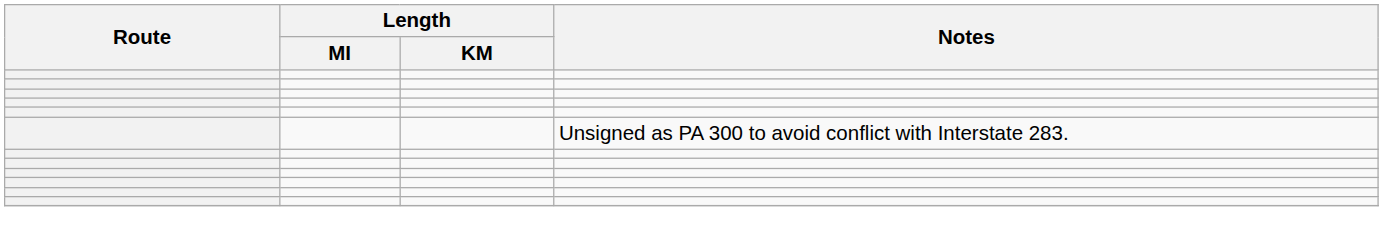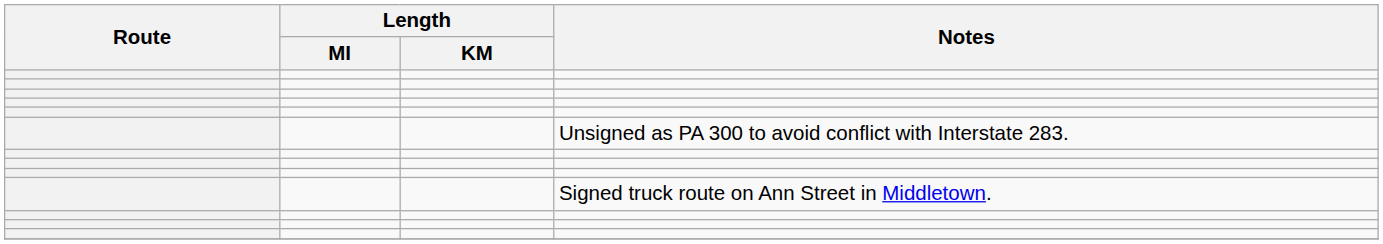+ row: (142, 194)
